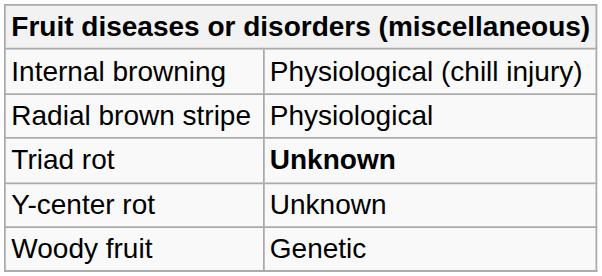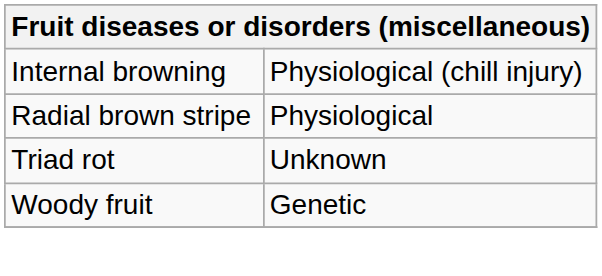(333, 159) bold -> (328, 159) normal
- row: (83, 204)
